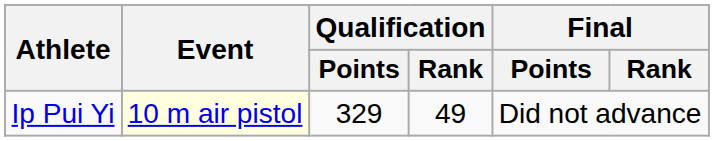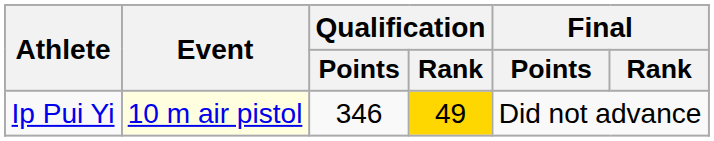(359, 114) 329 -> (359, 114) 346
(451, 114) no background -> (451, 114) gold background
